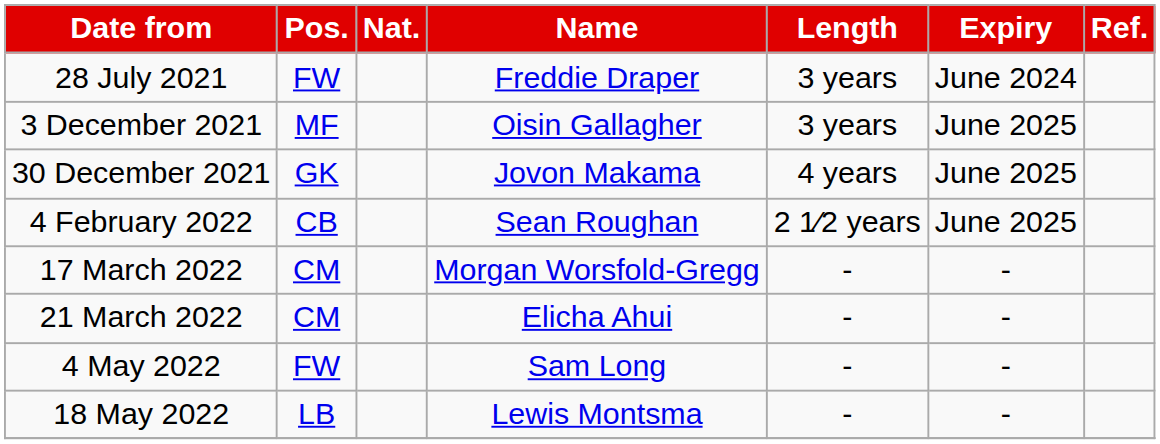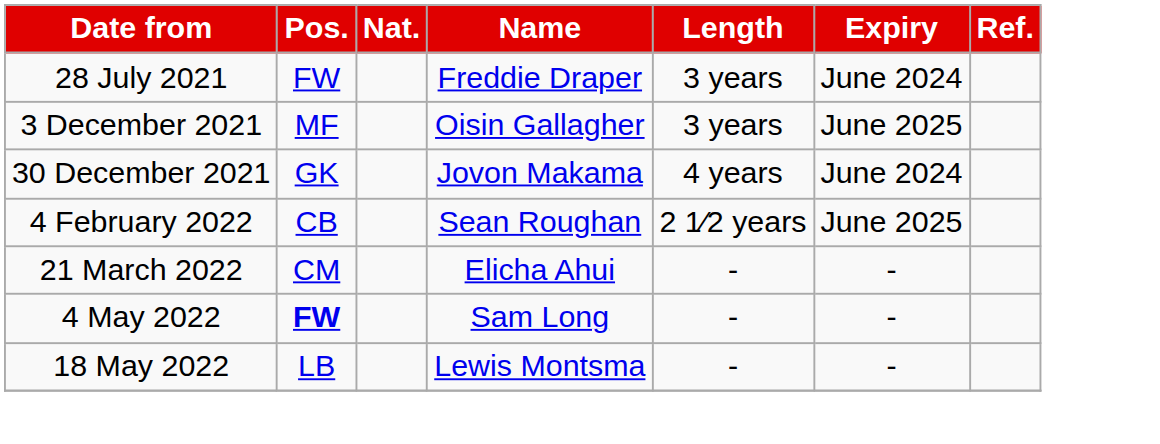(1006, 173) June 2025 -> (891, 173) June 2024
- row: (141, 269)
(317, 366) normal -> (317, 317) bold
